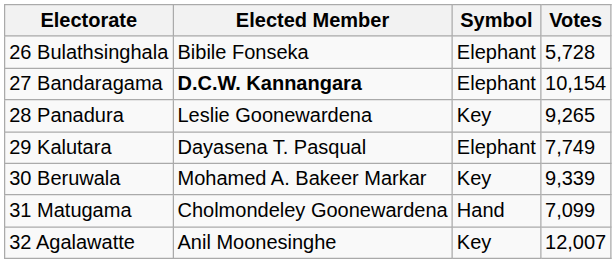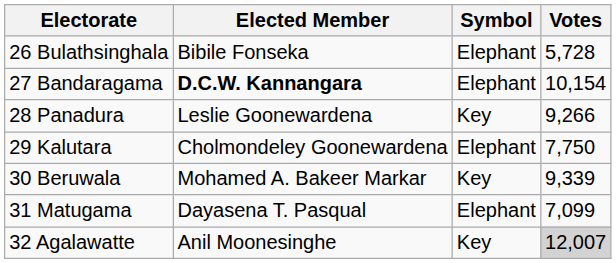(570, 115) 9,265 -> (570, 115) 9,266
(272, 147) Dayasena T. Pasqual -> (313, 147) Cholmondeley Goonewardena
(570, 147) 7,749 -> (570, 147) 7,750
(313, 210) Cholmondeley Goonewardena -> (272, 210) Dayasena T. Pasqual
(481, 210) Hand -> (496, 210) Elephant
(576, 242) no background -> (576, 242) lightgrey background
